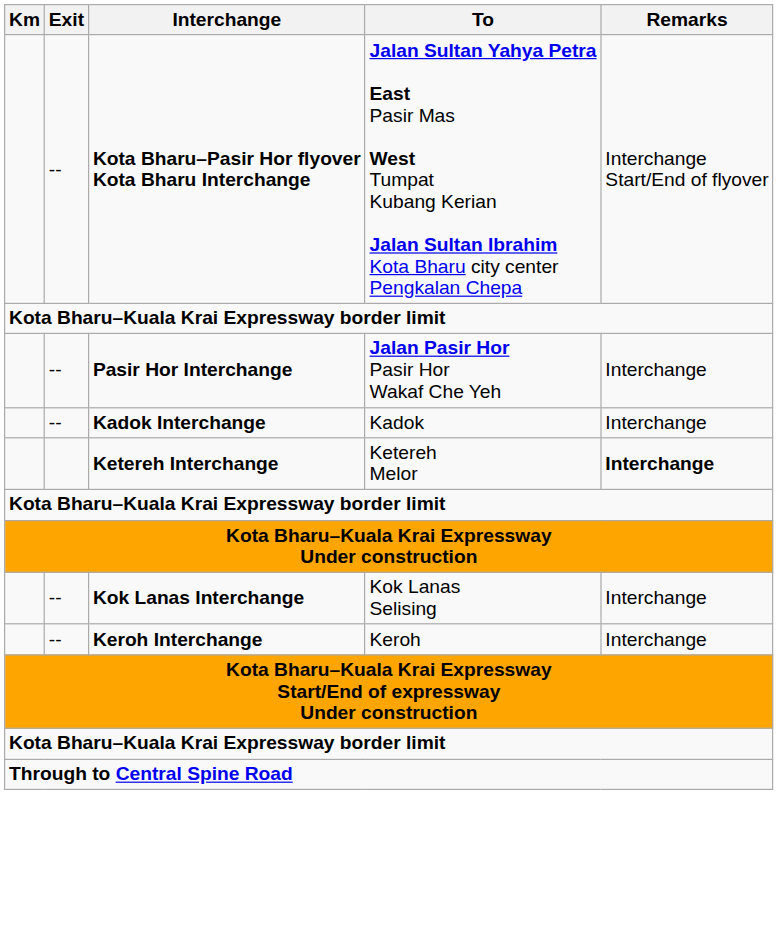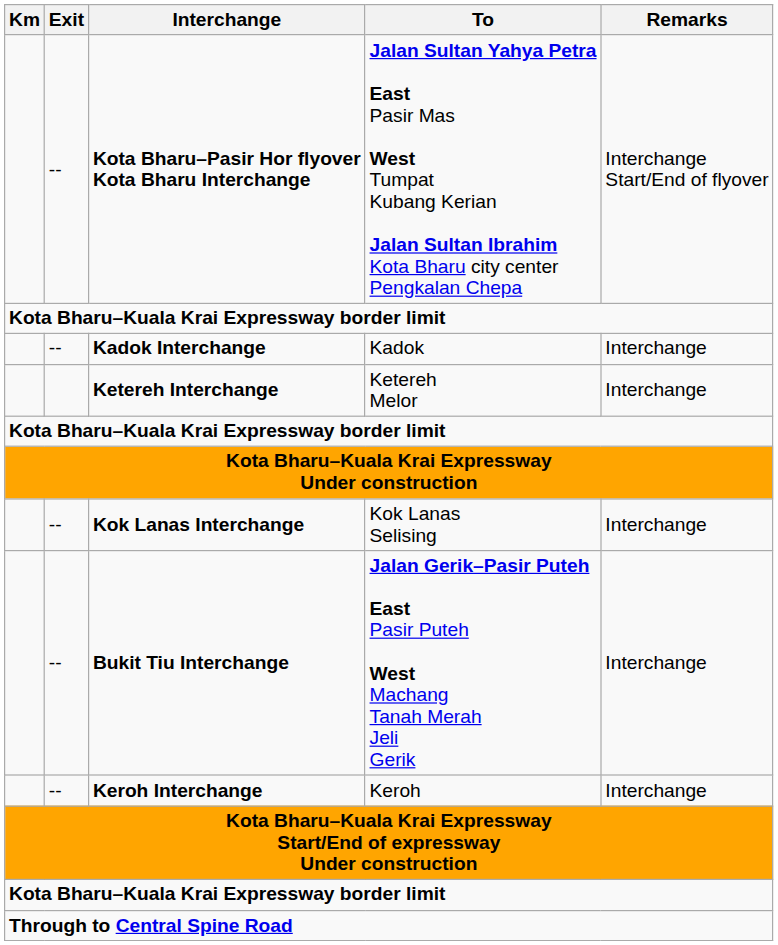- row: (193, 370)
(660, 463) bold -> (656, 389) normal
+ row: (191, 662)
